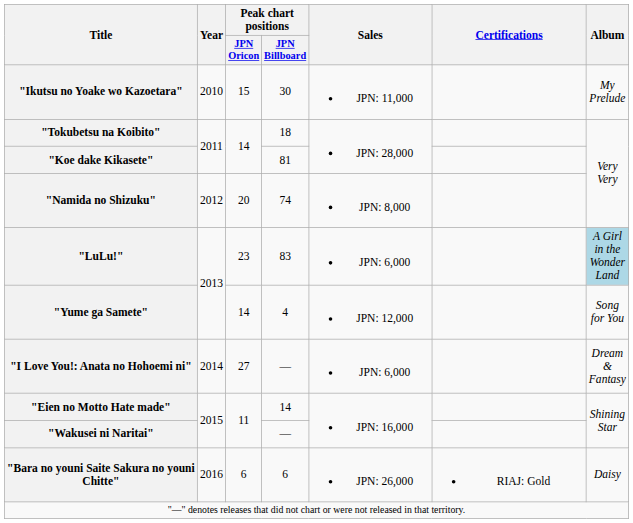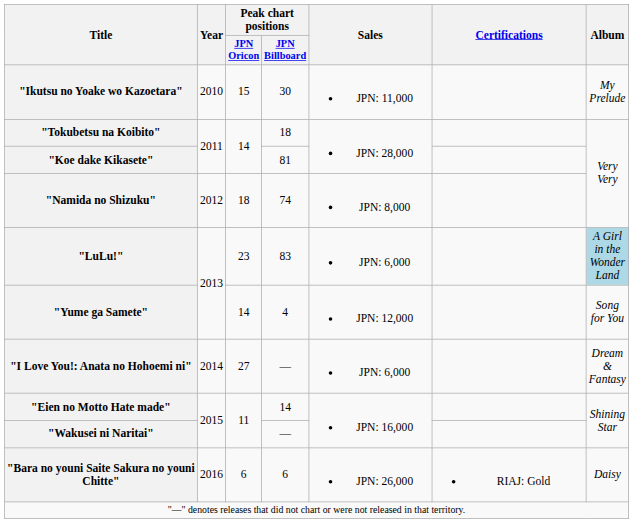(244, 200) 20 -> (244, 200) 18
